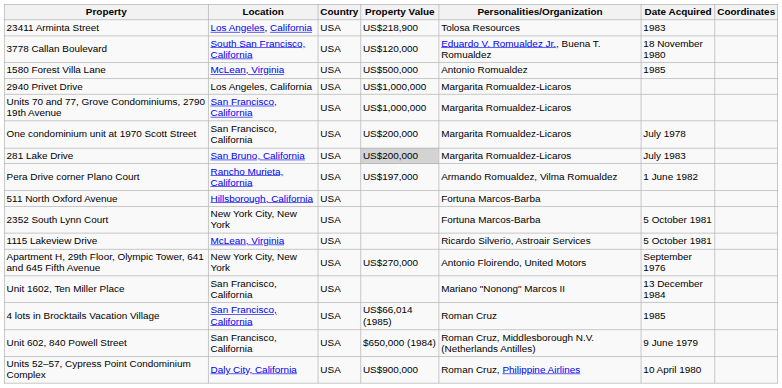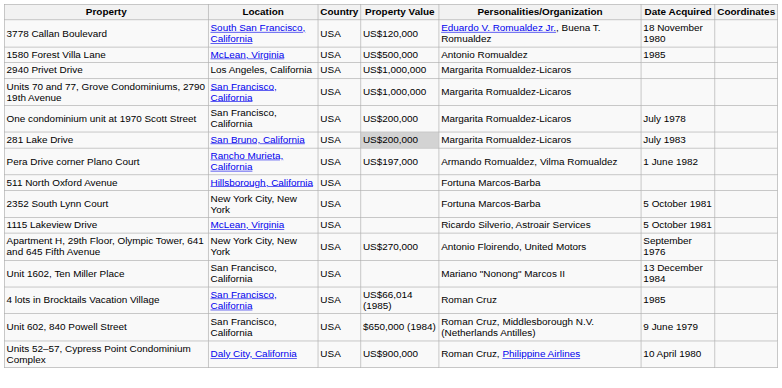- row: (53, 28)
